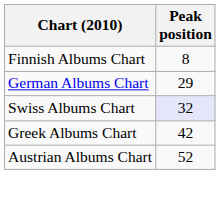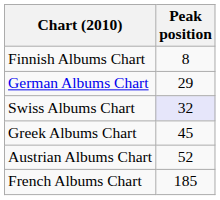(186, 132) 42 -> (186, 132) 45
+ row: (75, 181)
